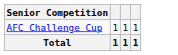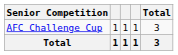+ column: (157, 12)
